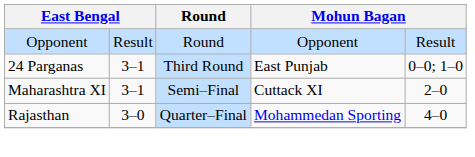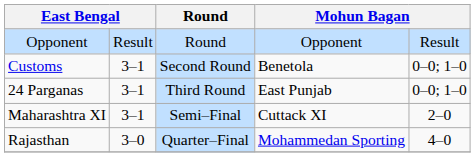+ row: (35, 66)
